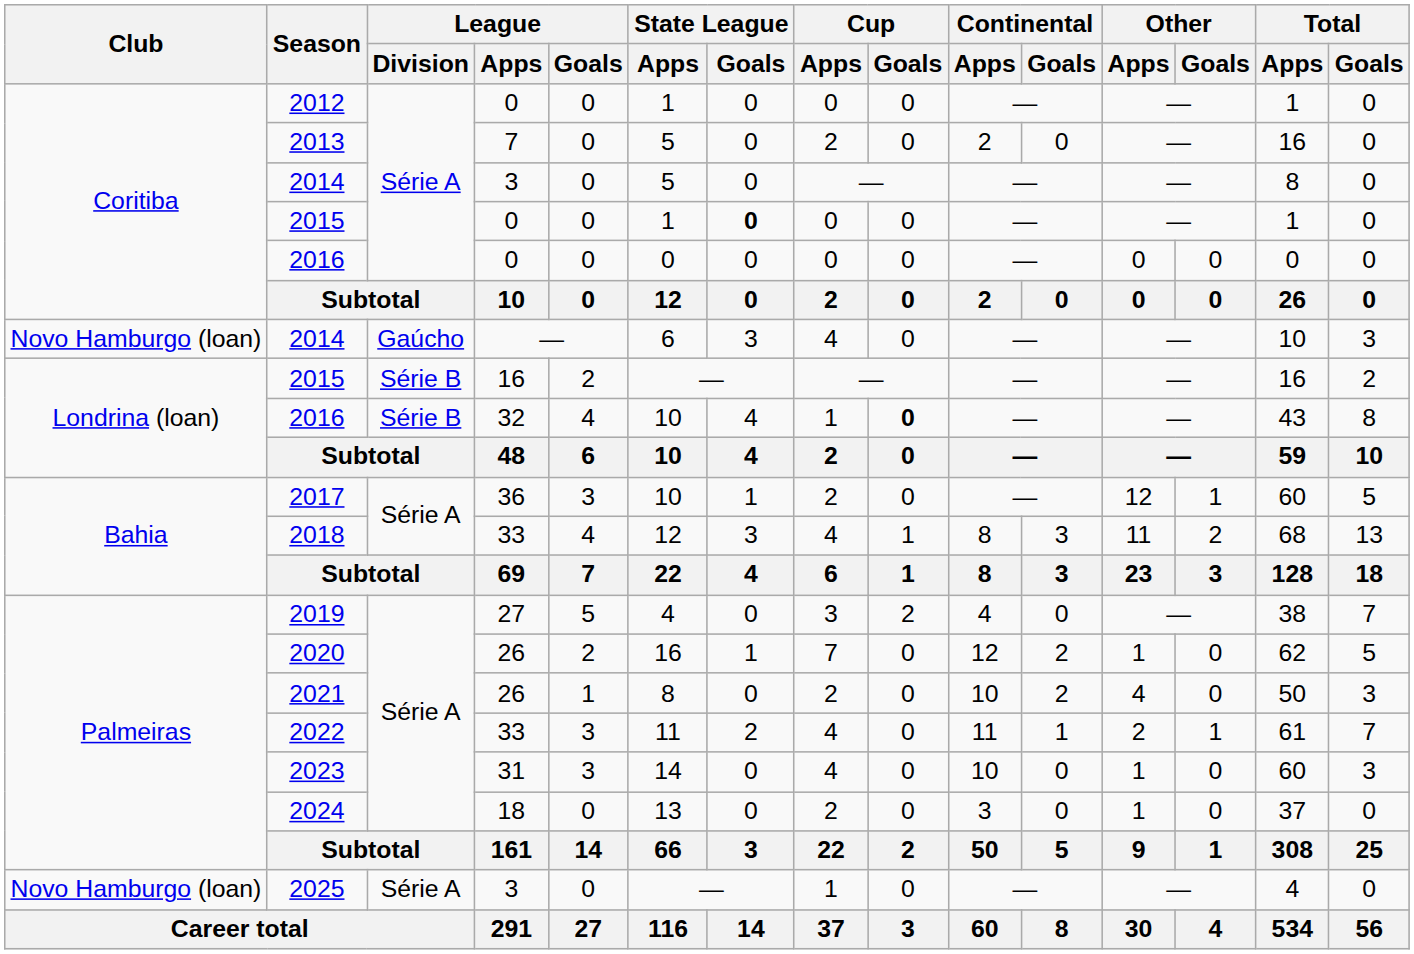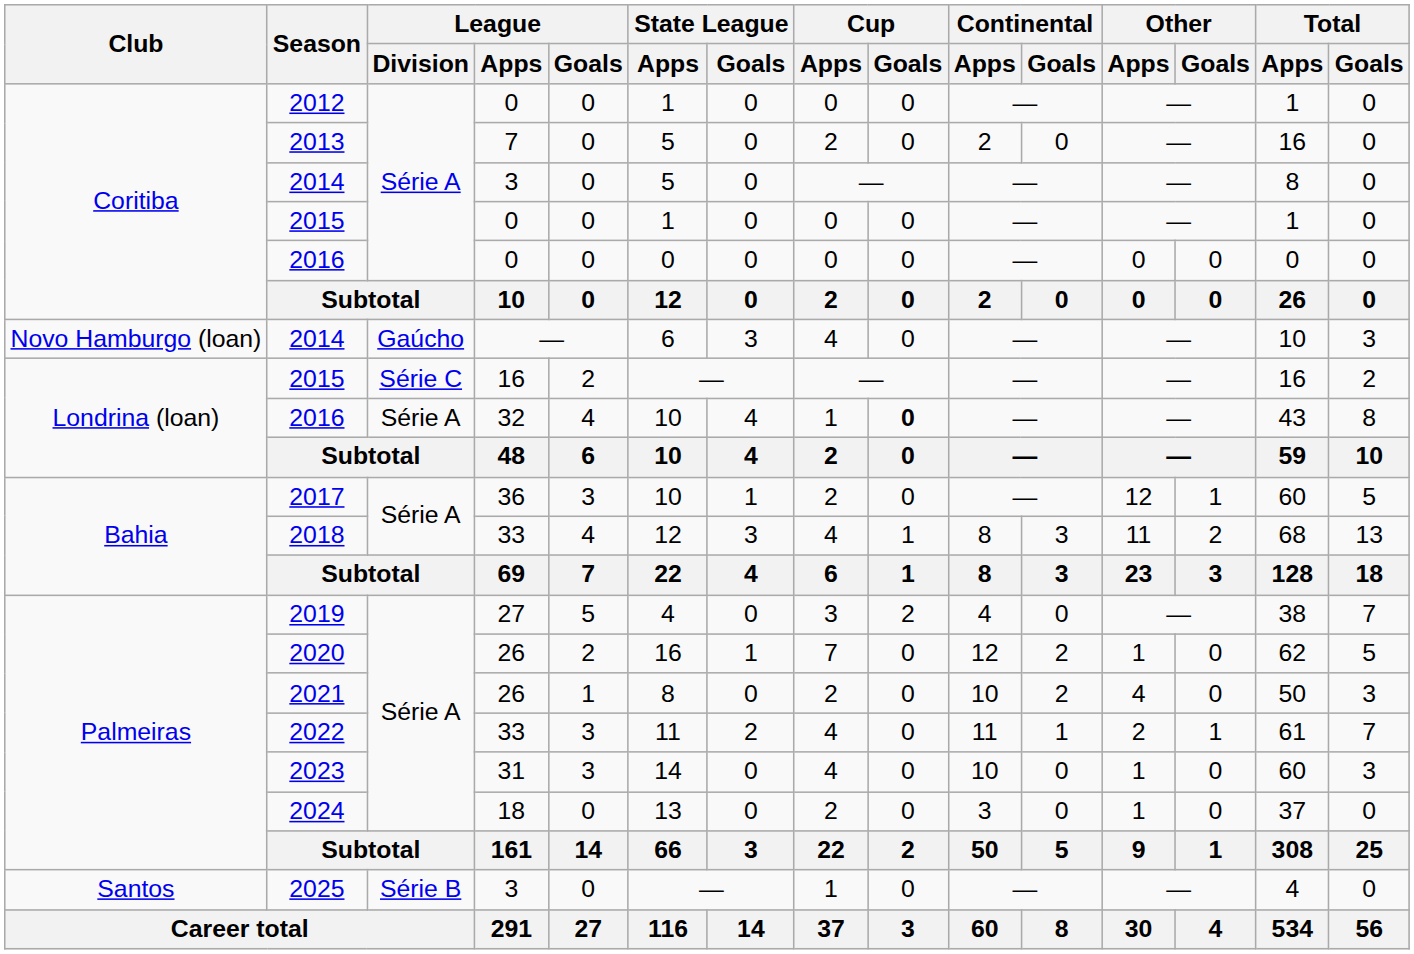(751, 220) bold -> (751, 220) normal
(421, 378) Série B -> (421, 378) Série C
(421, 417) Série B -> (421, 417) Série A
(136, 889) Novo Hamburgo (loan) -> (136, 889) Santos
(421, 889) Série A -> (421, 889) Série B
